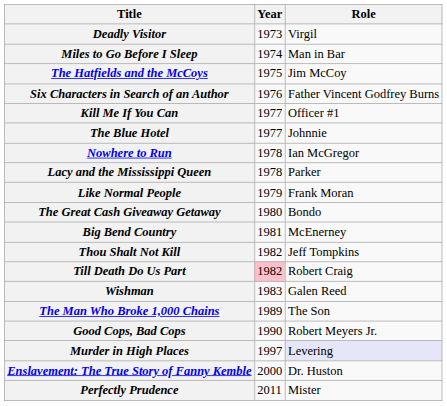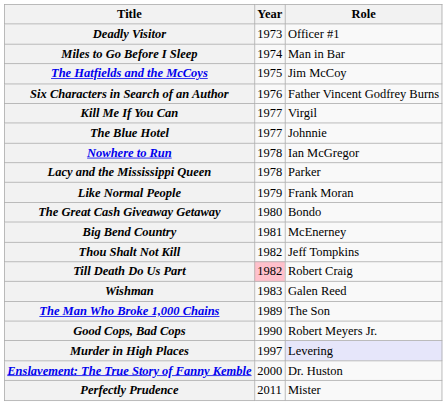(302, 34) Virgil -> (314, 34) Officer #1
(314, 113) Officer #1 -> (302, 113) Virgil
